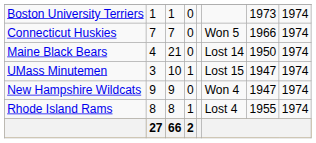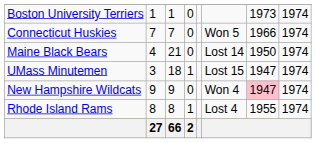(175, 71) 10 -> (175, 71) 18
(263, 90) no background -> (263, 90) pink background
